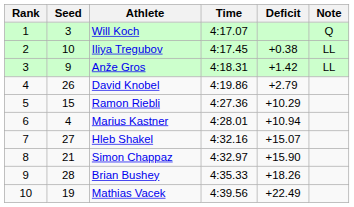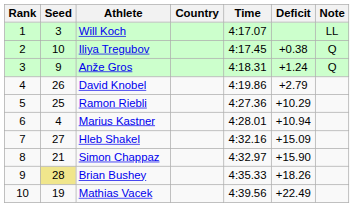+ column: (197, 13)
(329, 31) Q -> (332, 31) LL
(329, 49) LL -> (332, 49) Q
(283, 67) +1.42 -> (293, 67) +1.24
(329, 67) LL -> (332, 67) Q
(68, 103) 15 -> (58, 103) 25
(283, 139) +15.07 -> (293, 139) +15.09
(68, 175) no background -> (58, 175) khaki background
